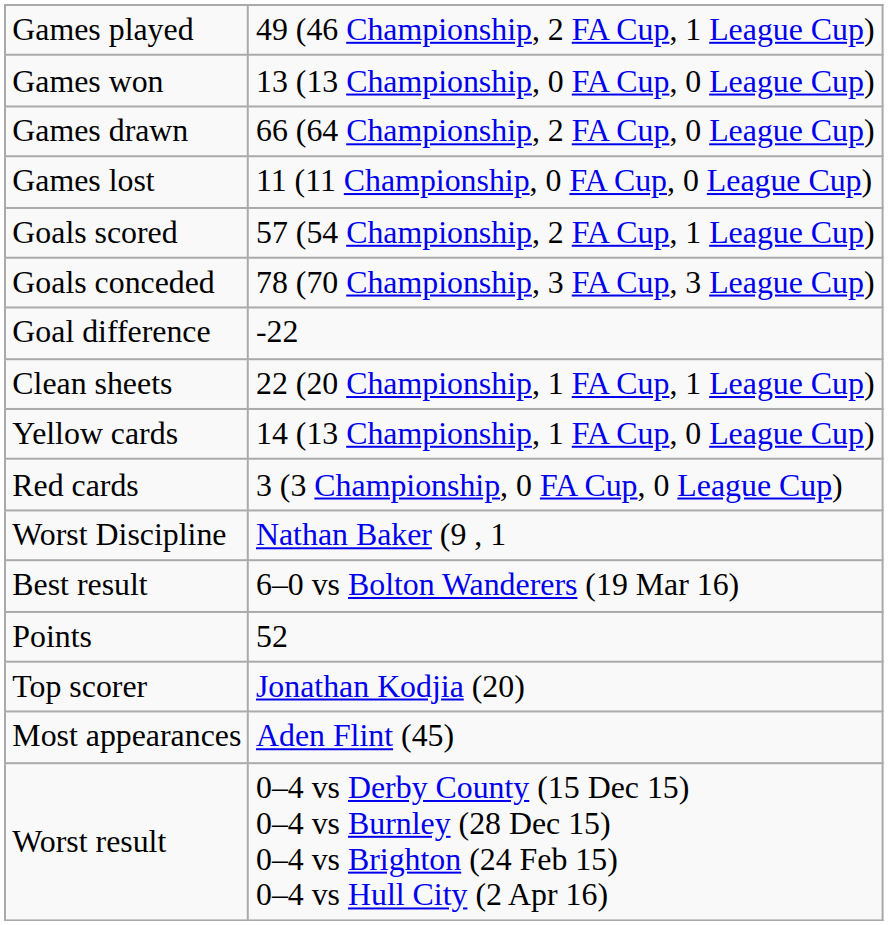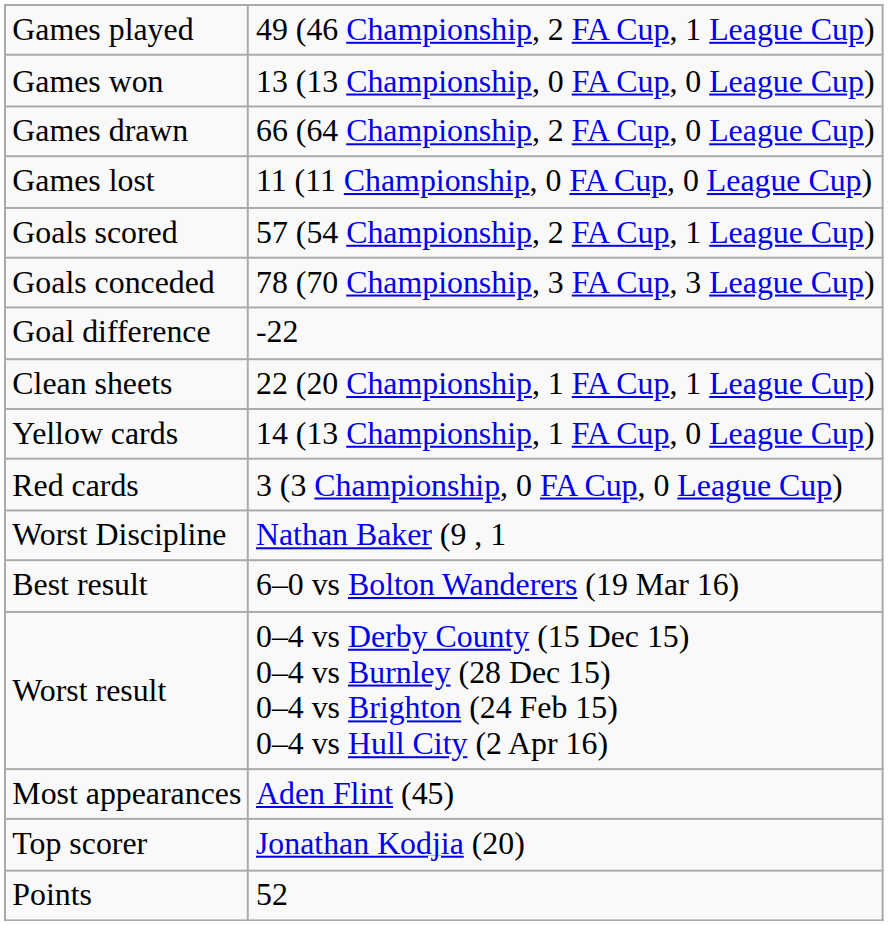rows swapped: (89, 840) <-> (52, 635)
rows swapped: (127, 736) <-> (80, 686)
